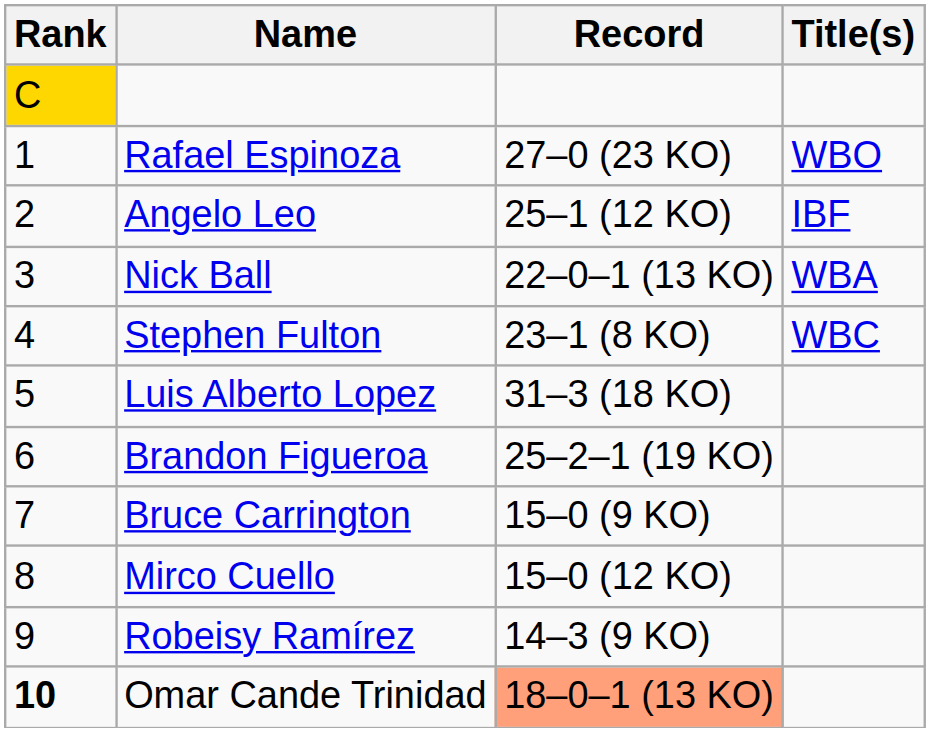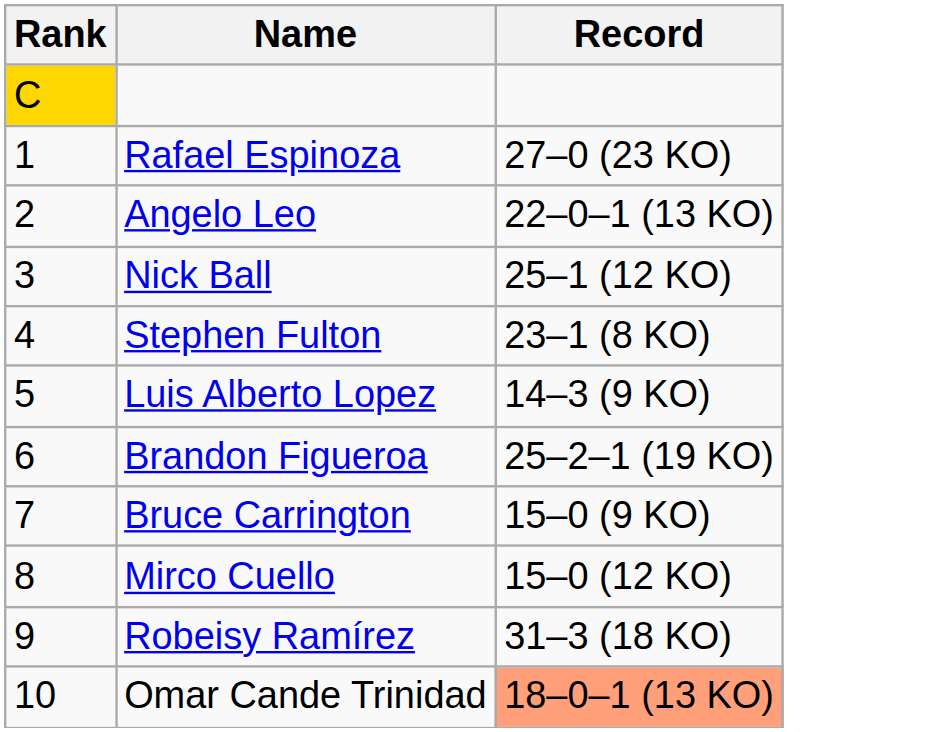- column: (853, 34)
(618, 214) 25–1 (12 KO) -> (639, 214) 22–0–1 (13 KO)
(639, 275) 22–0–1 (13 KO) -> (618, 275) 25–1 (12 KO)
(618, 395) 31–3 (18 KO) -> (607, 395) 14–3 (9 KO)
(607, 635) 14–3 (9 KO) -> (618, 635) 31–3 (18 KO)
(35, 696) bold -> (35, 696) normal
